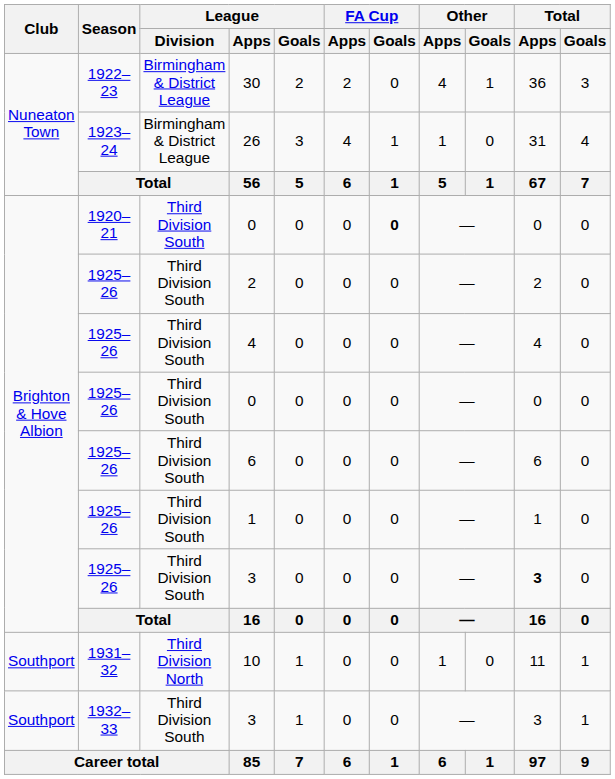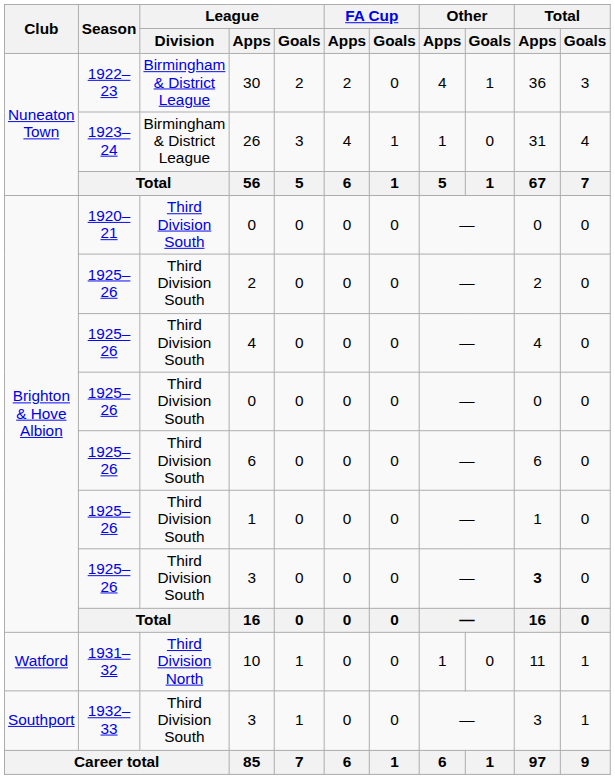(395, 224) bold -> (395, 224) normal
(41, 661) Southport -> (41, 661) Watford
